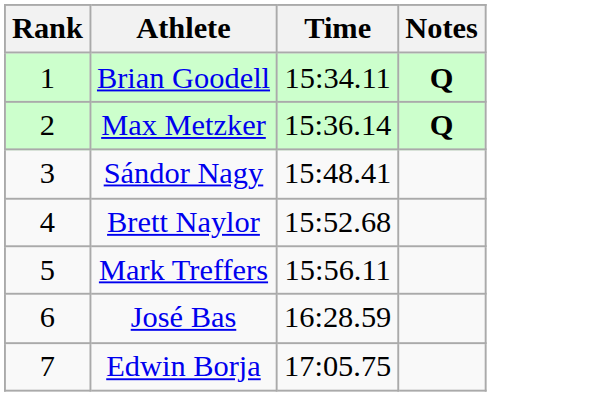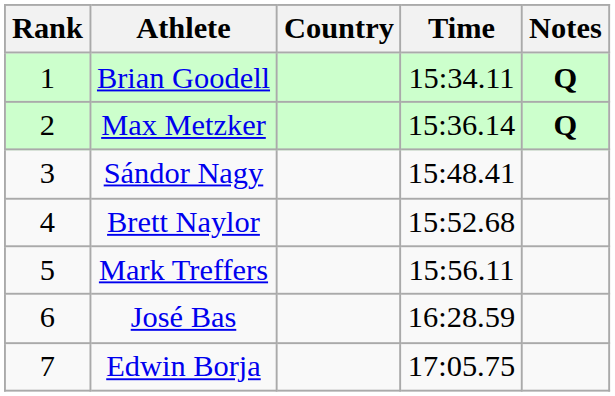+ column: (339, 28)
